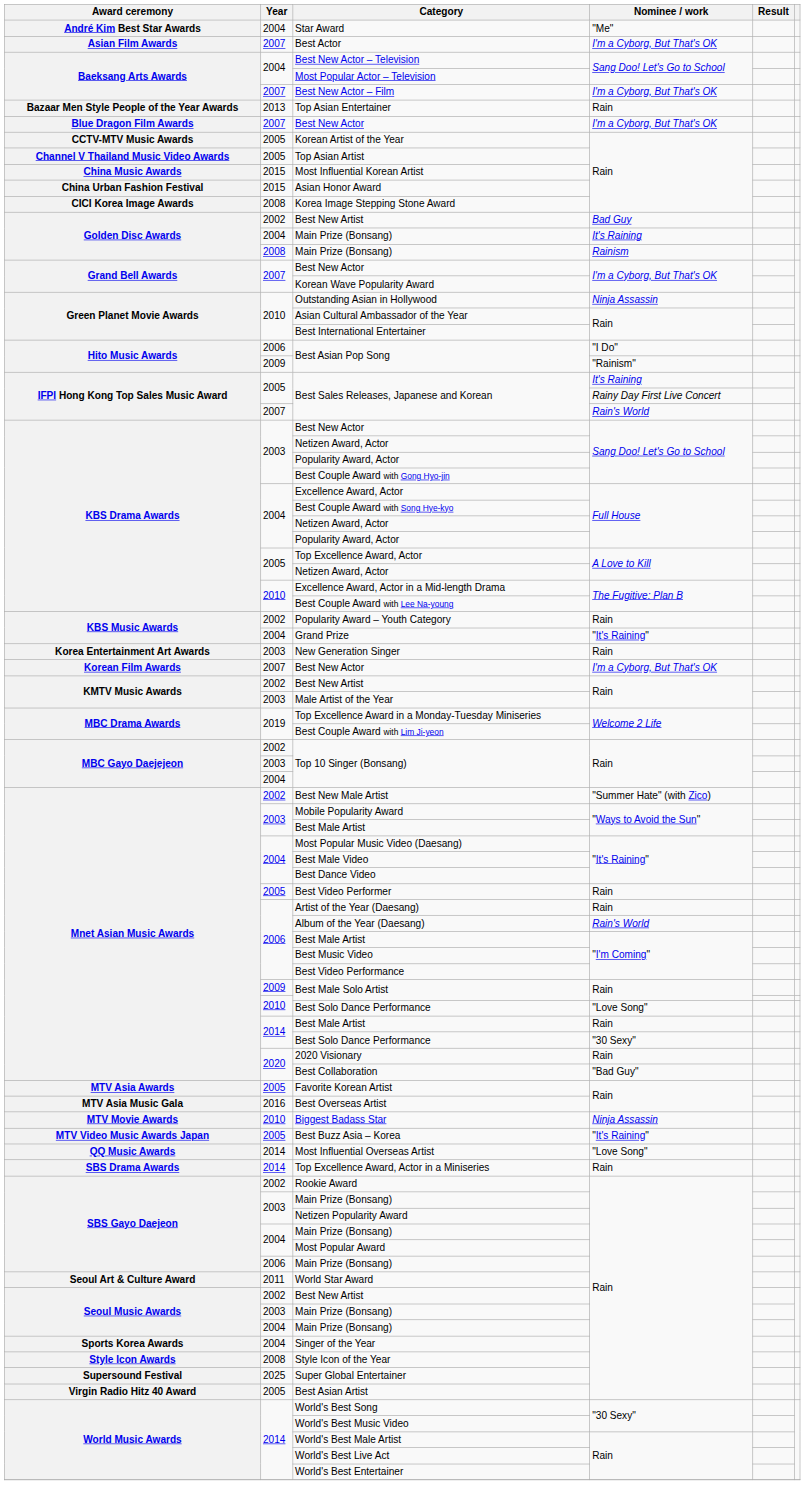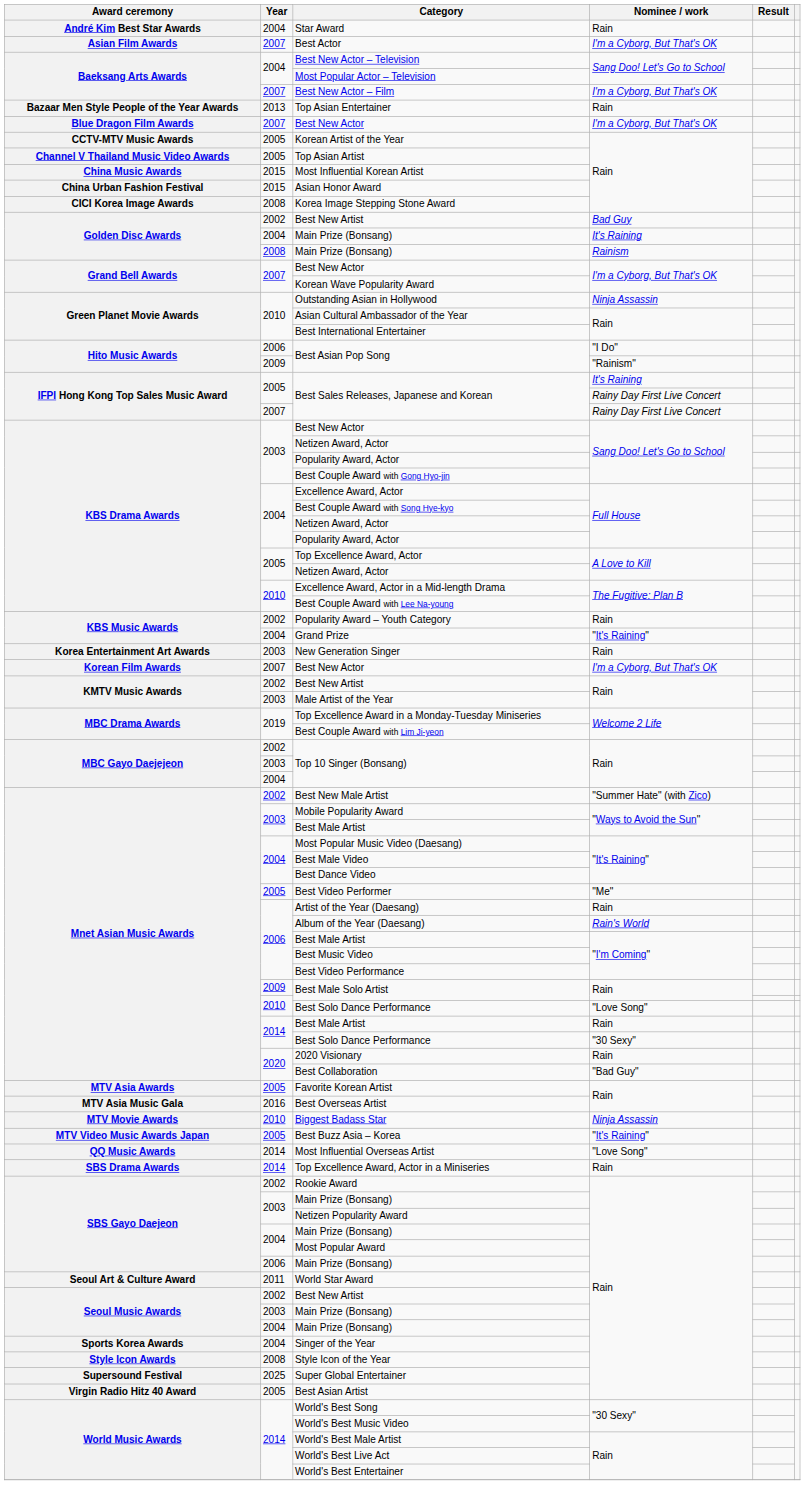(603, 28) "Me" -> (603, 28) Rain
(621, 412) Rain's World -> (656, 412) Rainy Day First Live Concert
(603, 891) Rain -> (603, 891) "Me"
